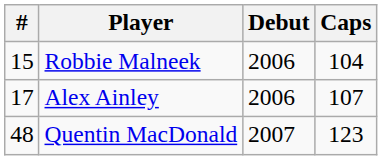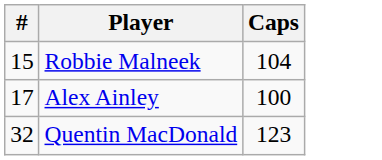- column: (279, 23)
(346, 97) 107 -> (274, 97) 100
(22, 135) 48 -> (22, 135) 32
